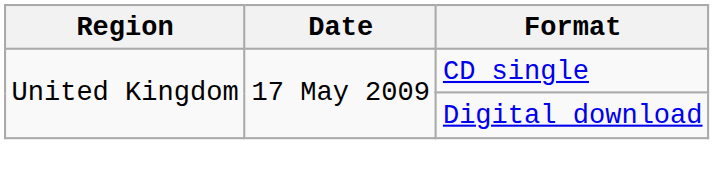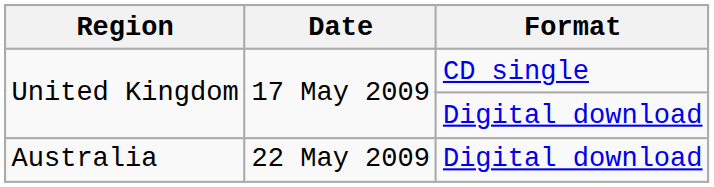+ row: (85, 159)
